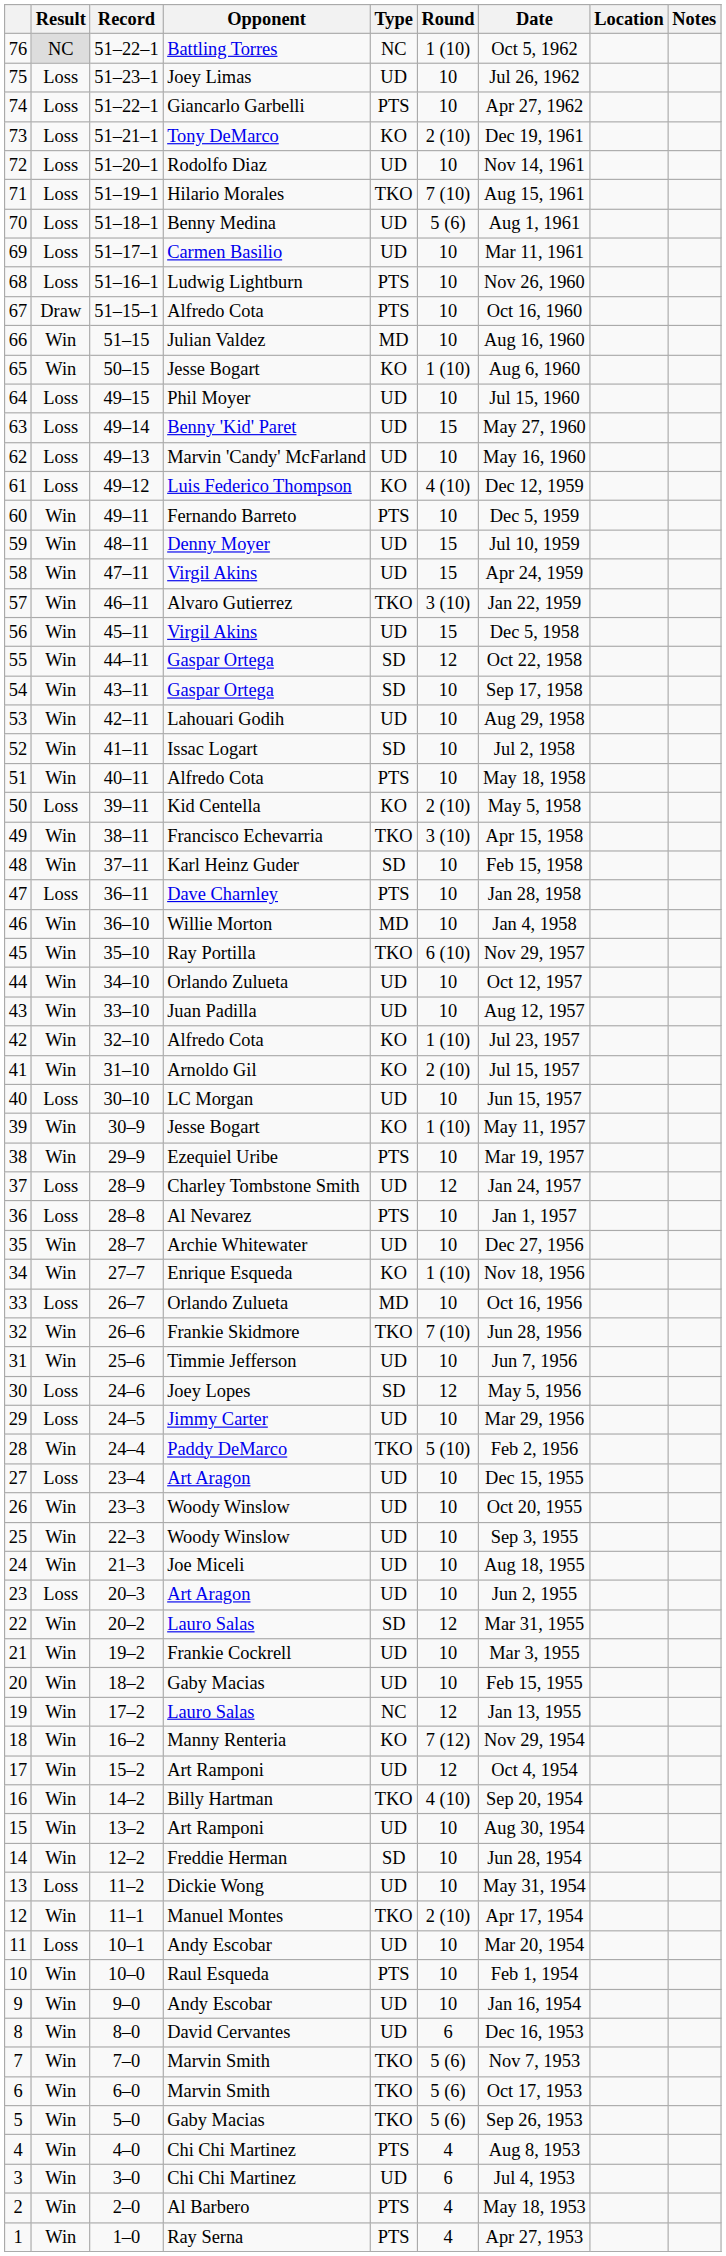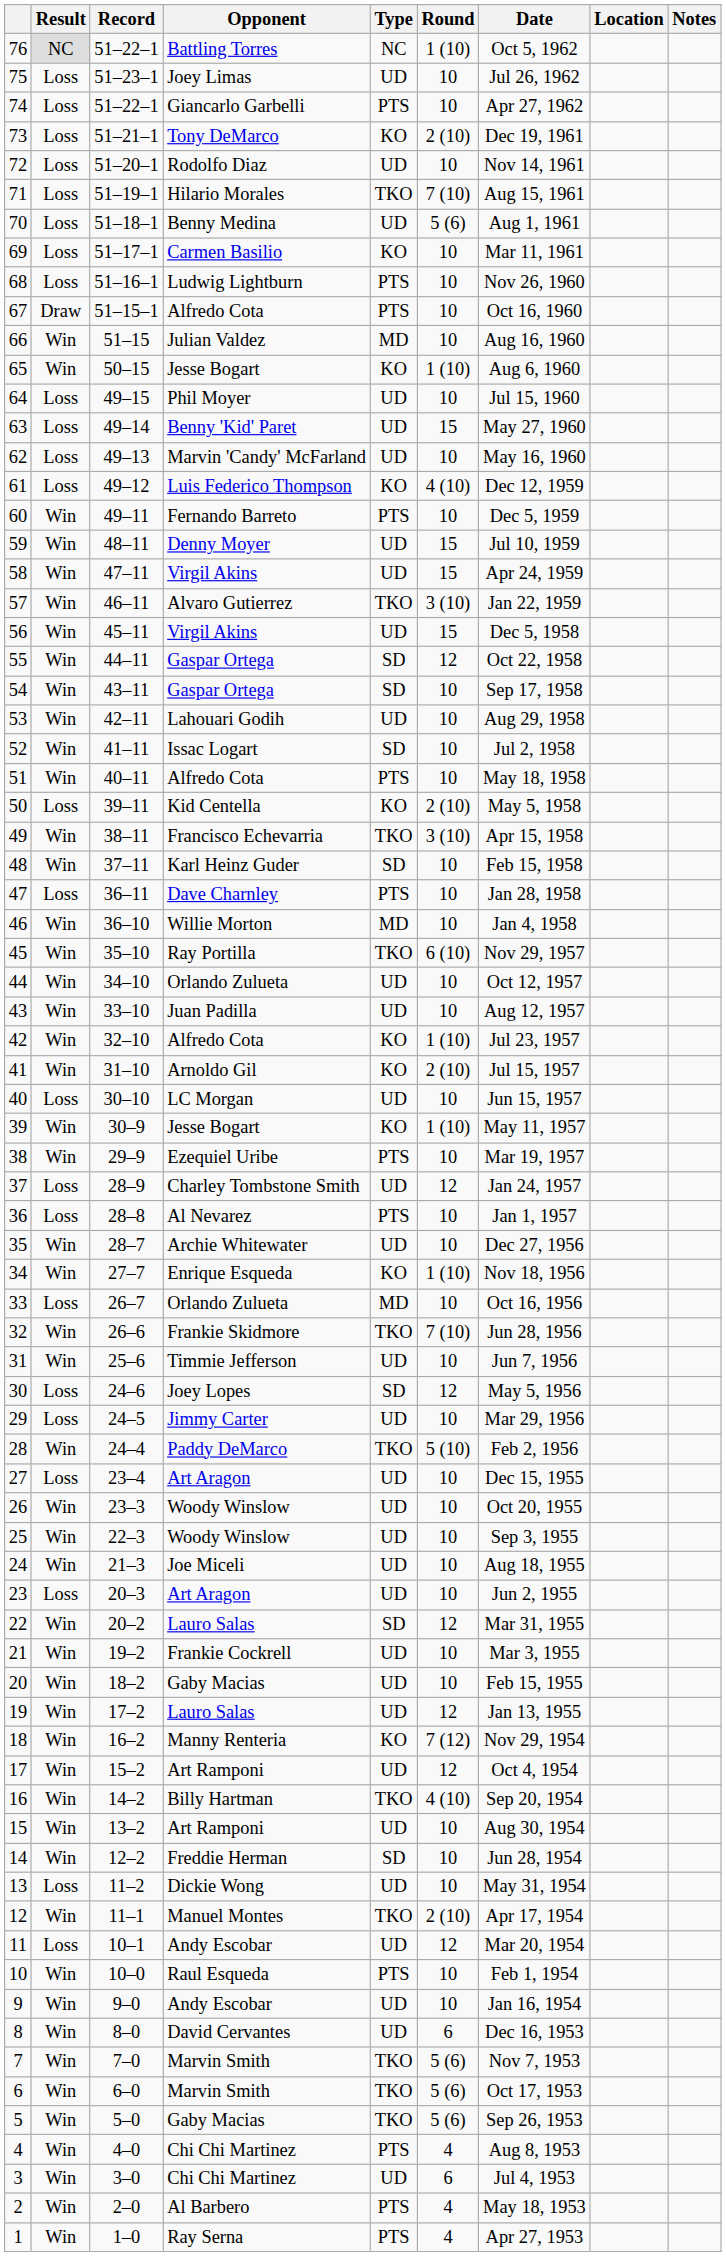(394, 252) UD -> (394, 252) KO
(394, 1711) NC -> (394, 1711) UD
(448, 1945) 10 -> (448, 1945) 12
